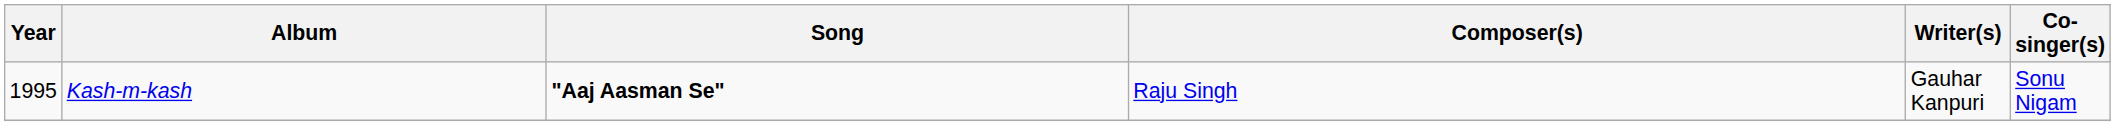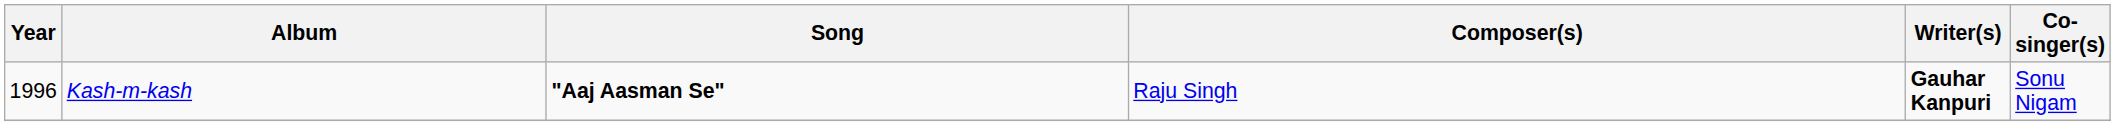(33, 91) 1995 -> (33, 91) 1996
(1947, 91) normal -> (1951, 91) bold
